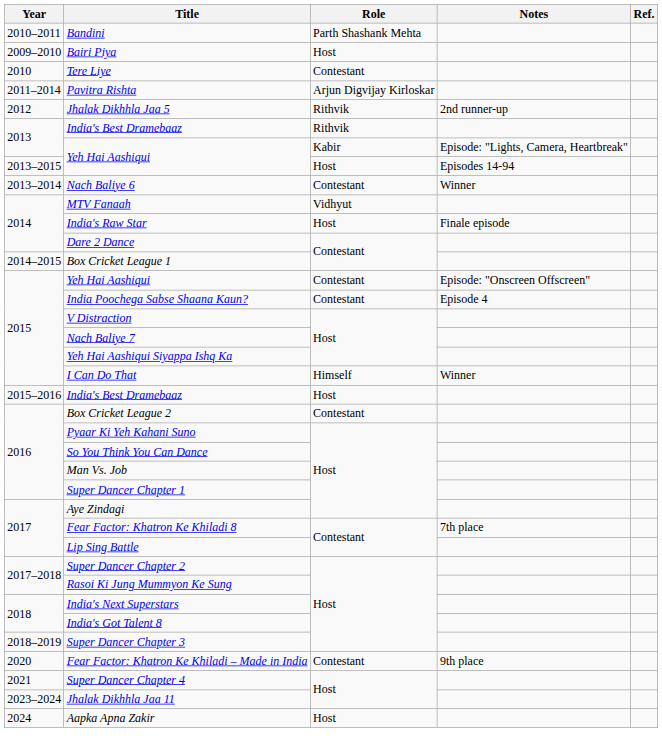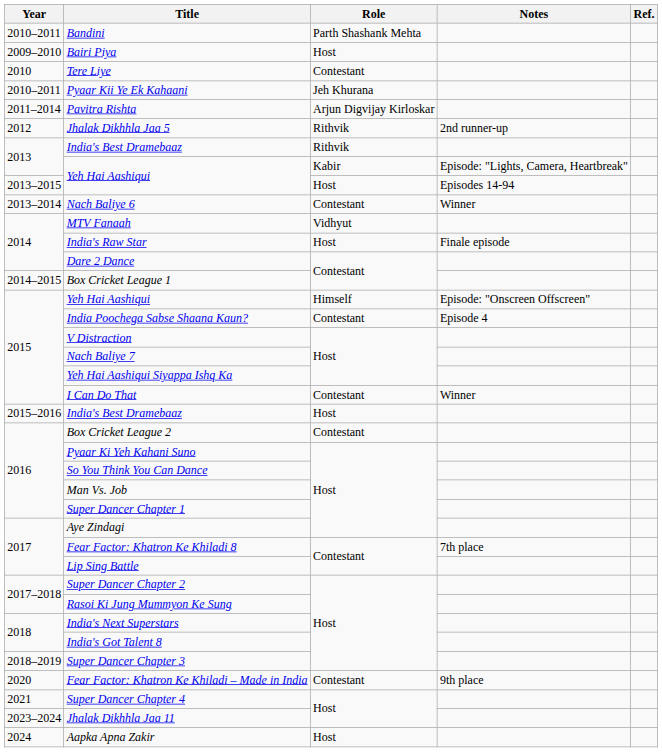+ row: (34, 90)
(339, 280) Contestant -> (332, 299) Himself
(332, 375) Himself -> (339, 394) Contestant
